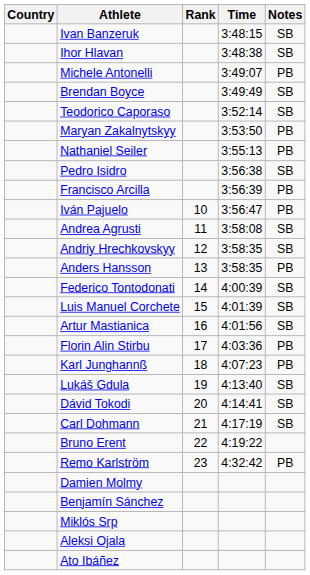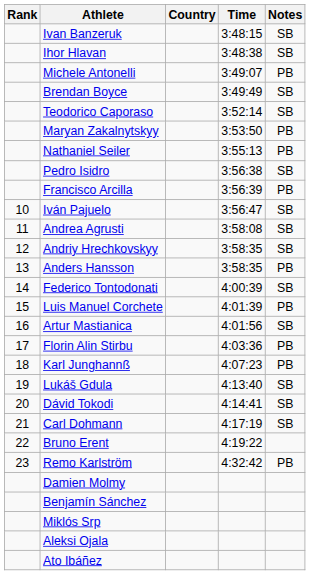columns swapped: (201, 14) <-> (31, 14)
(285, 209) PB -> (285, 209) SB
(285, 307) SB -> (285, 307) PB
